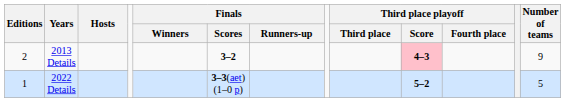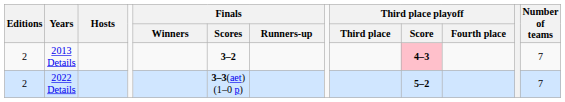(540, 56) 9 -> (540, 56) 7
(25, 84) 1 -> (25, 84) 2
(540, 84) 5 -> (540, 84) 7
